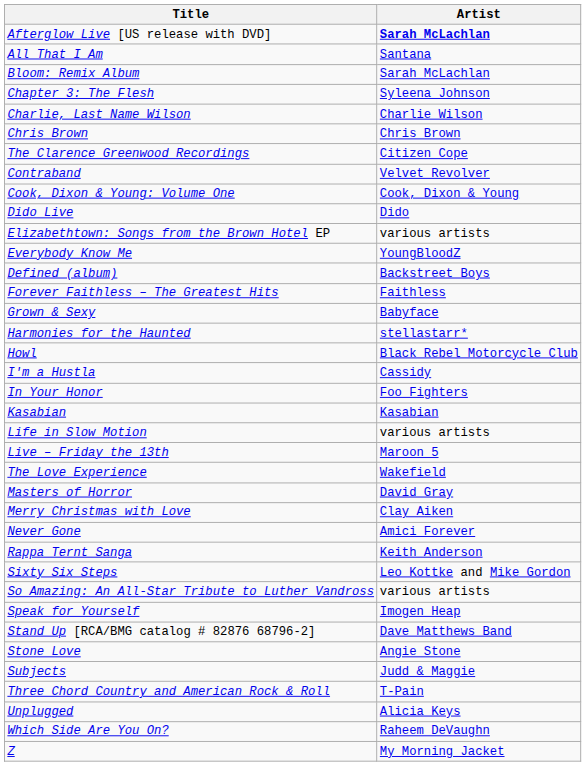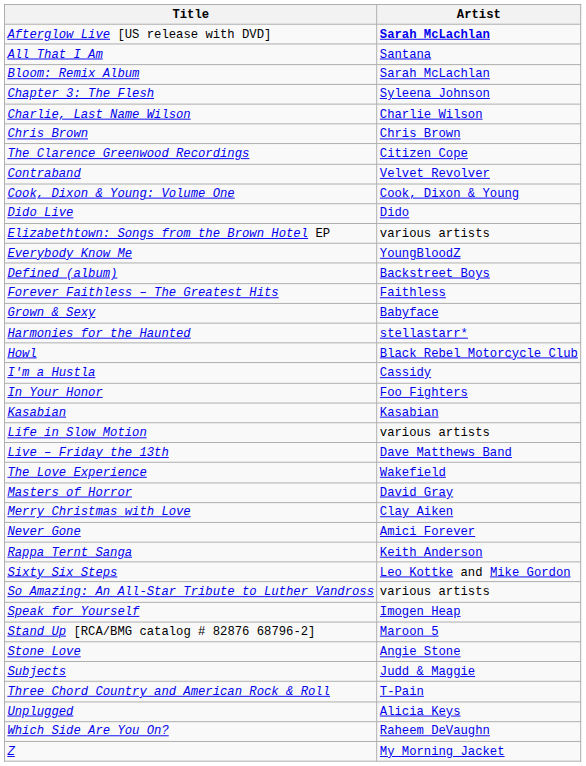(409, 453) Maroon 5 -> (446, 453) Dave Matthews Band
(446, 632) Dave Matthews Band -> (409, 632) Maroon 5
